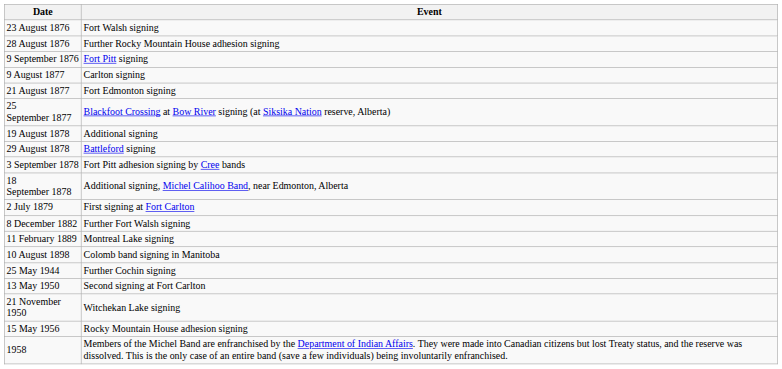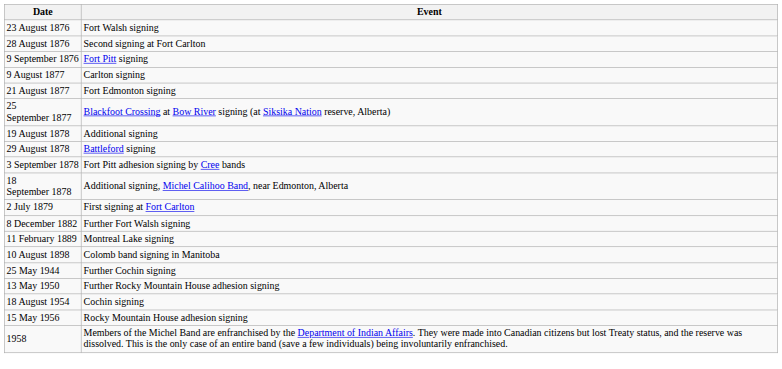(182, 43) Further Rocky Mountain House adhesion signing -> (144, 43) Second signing at Fort Carlton
(144, 286) Second signing at Fort Carlton -> (182, 286) Further Rocky Mountain House adhesion signing
- row: (34, 307)
+ row: (38, 302)
